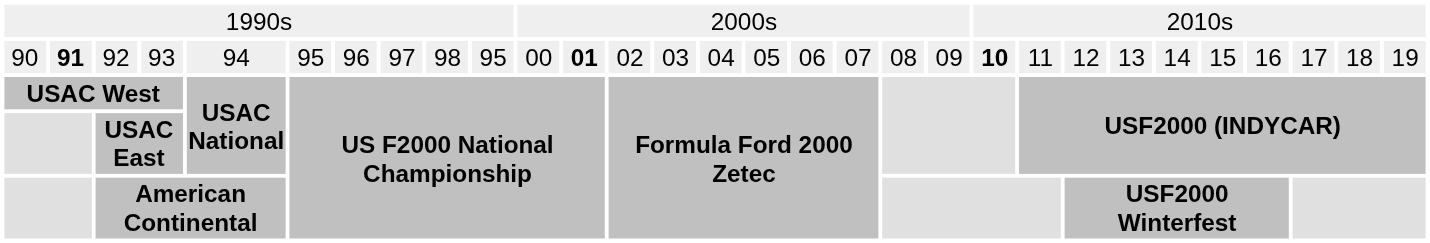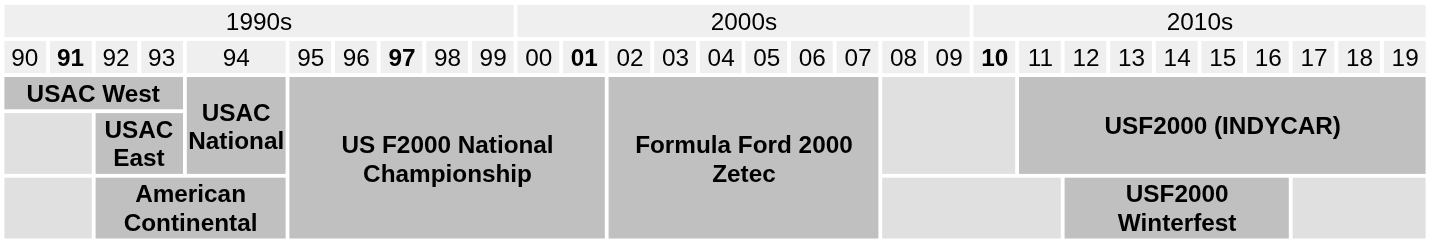(402, 57) normal -> (402, 57) bold
(493, 57) 95 -> (493, 57) 99
